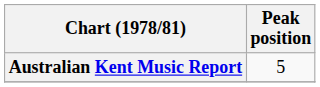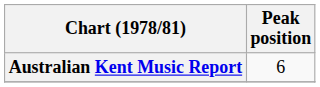(281, 67) 5 -> (281, 67) 6
